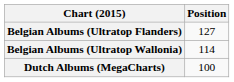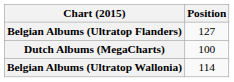rows swapped: (94, 49) <-> (94, 67)
